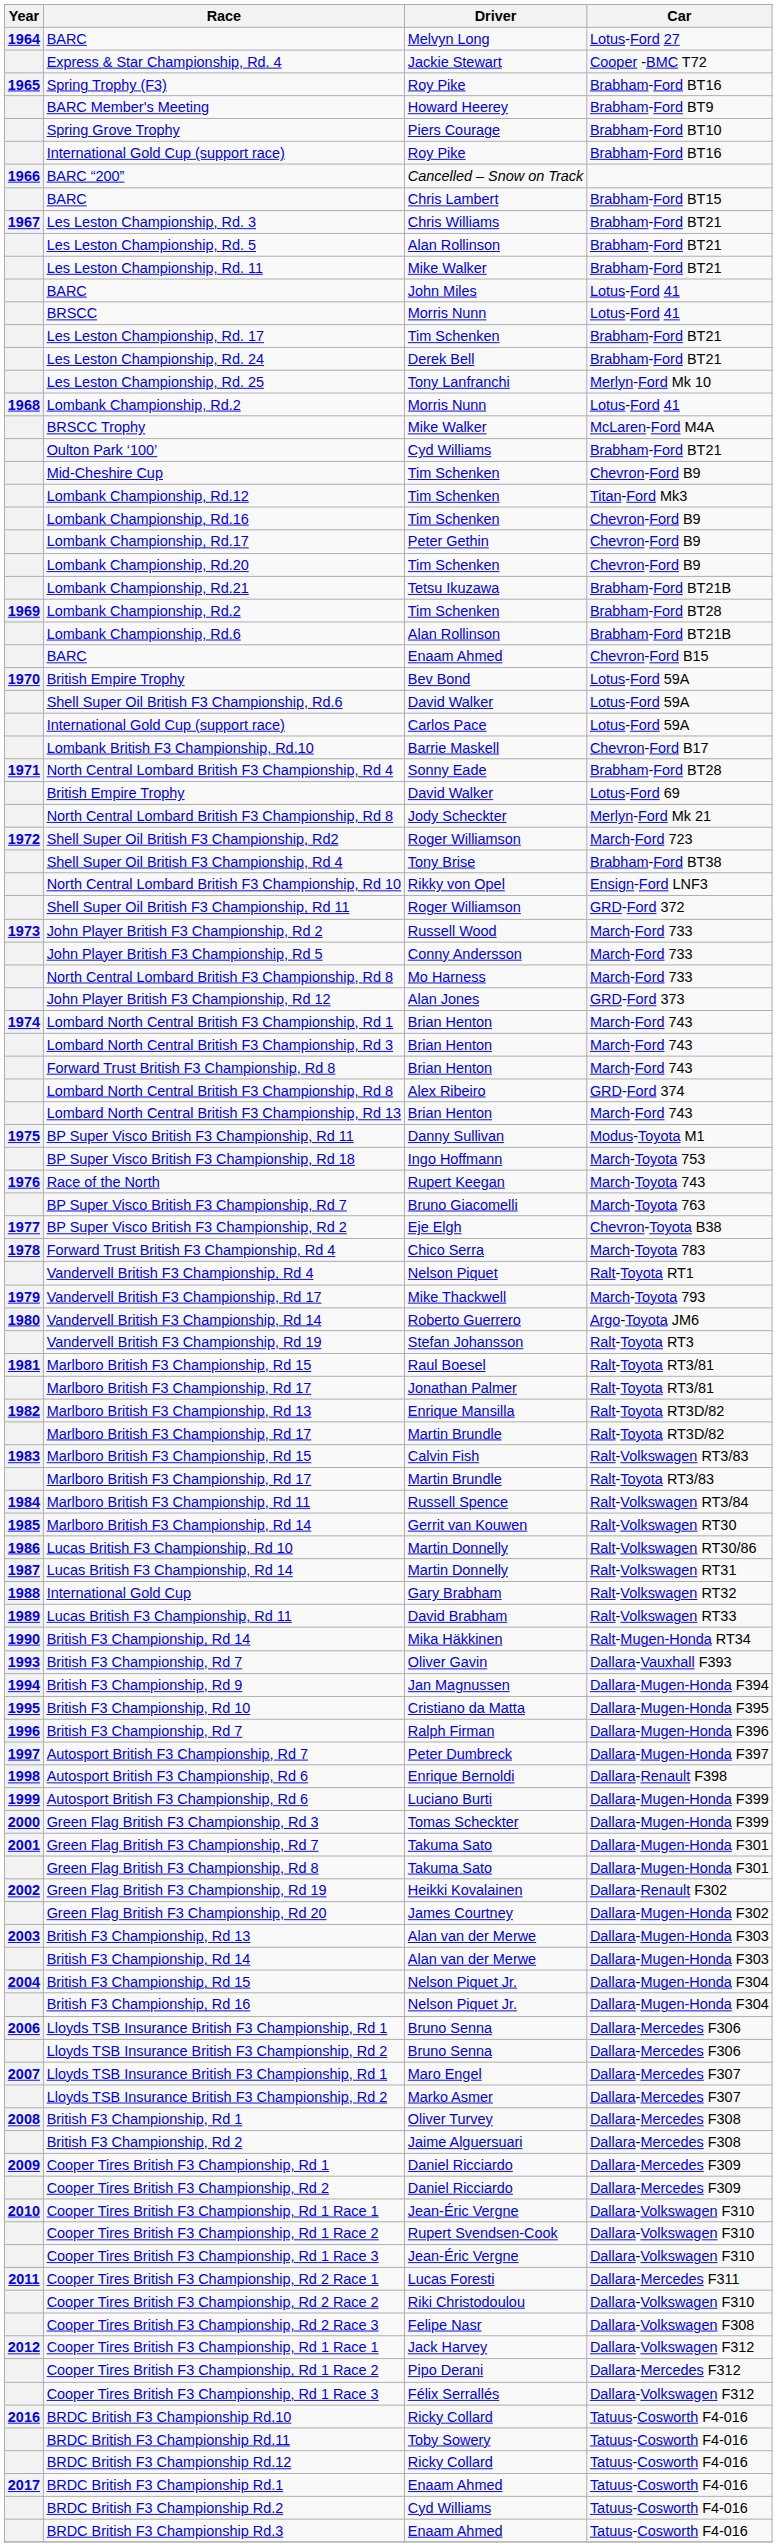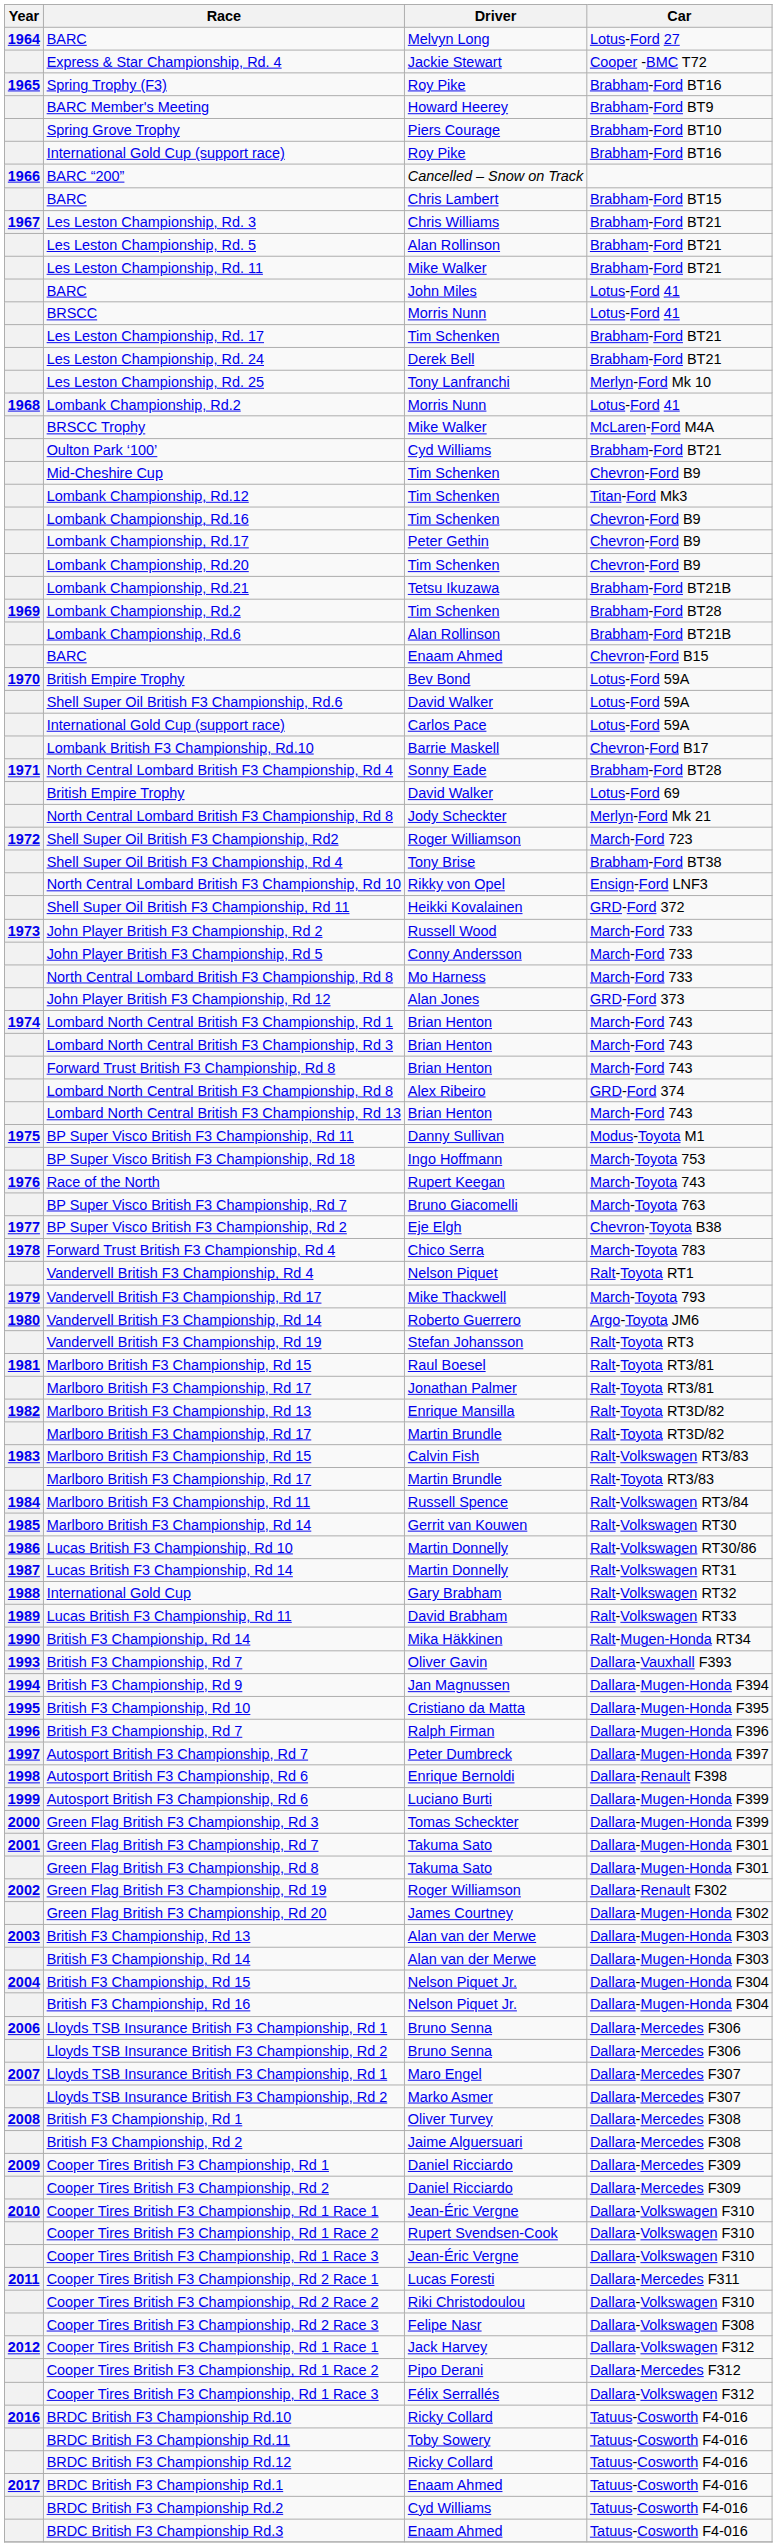(464, 908) Roger Williamson -> (465, 908) Heikki Kovalainen
(465, 1891) Heikki Kovalainen -> (464, 1891) Roger Williamson
